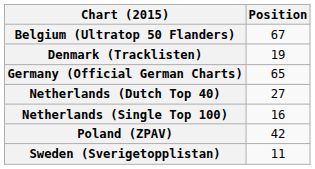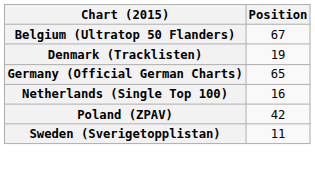- row: (125, 94)
